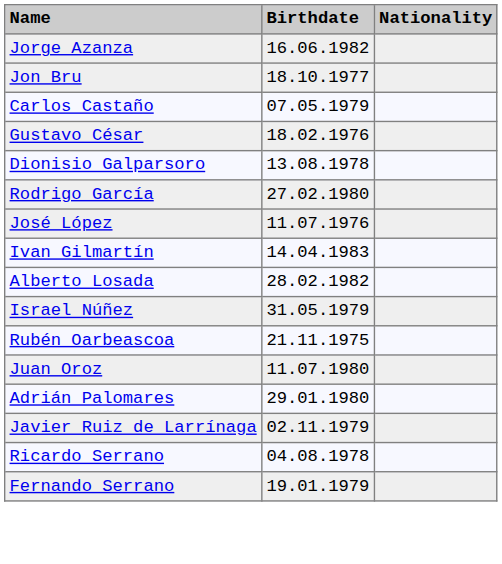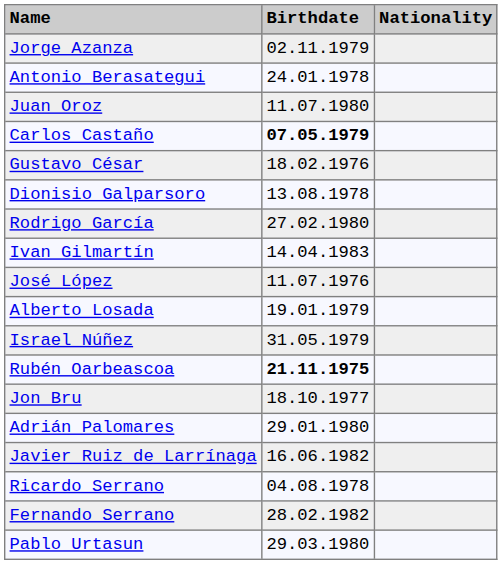(318, 48) 16.06.1982 -> (318, 48) 02.11.1979
+ row: (107, 78)
rows swapped: (46, 78) <-> (56, 370)
(318, 107) normal -> (318, 136) bold
rows swapped: (82, 253) <-> (61, 224)
(318, 282) 28.02.1982 -> (318, 311) 19.01.1979
(318, 340) normal -> (318, 370) bold
(318, 428) 02.11.1979 -> (318, 457) 16.06.1982
(318, 486) 19.01.1979 -> (318, 516) 28.02.1982
+ row: (76, 545)
